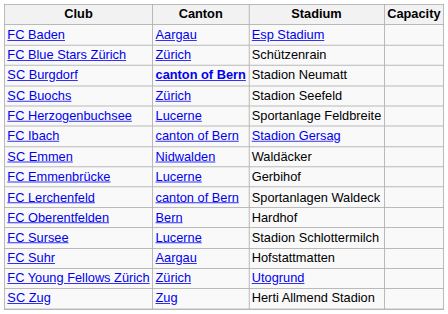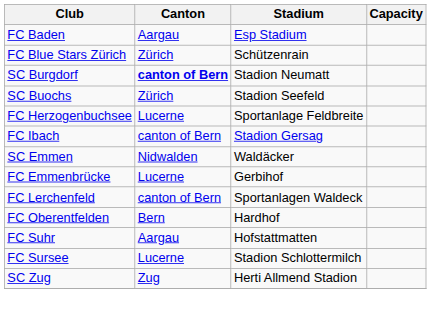rows swapped: (31, 258) <-> (38, 237)
- row: (78, 278)
